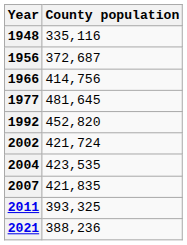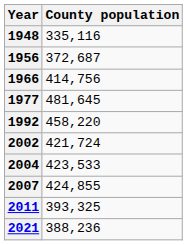(73, 122) 452,820 -> (73, 122) 458,220
(73, 165) 423,535 -> (73, 165) 423,533
(73, 186) 421,835 -> (73, 186) 424,855
